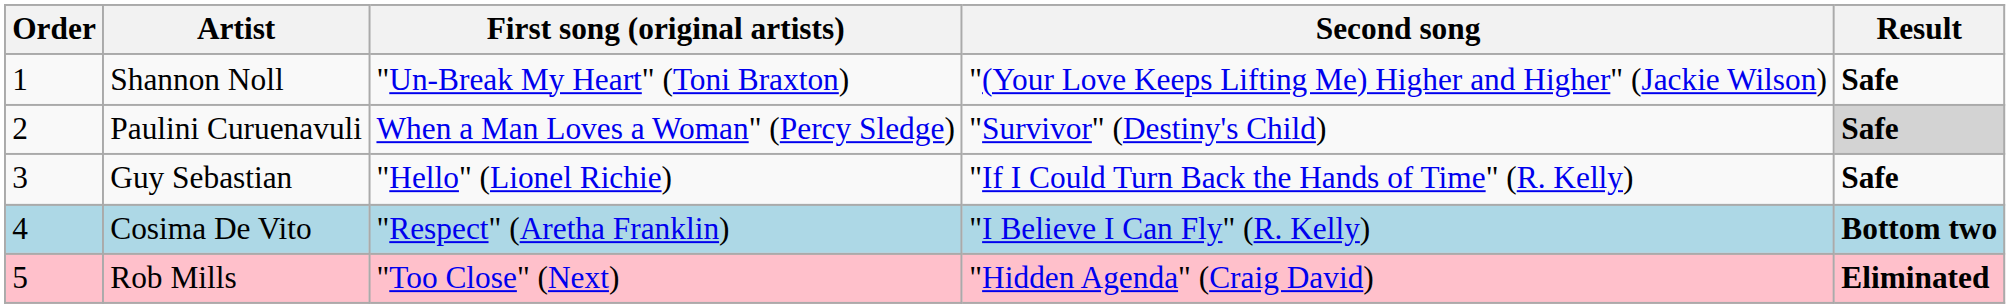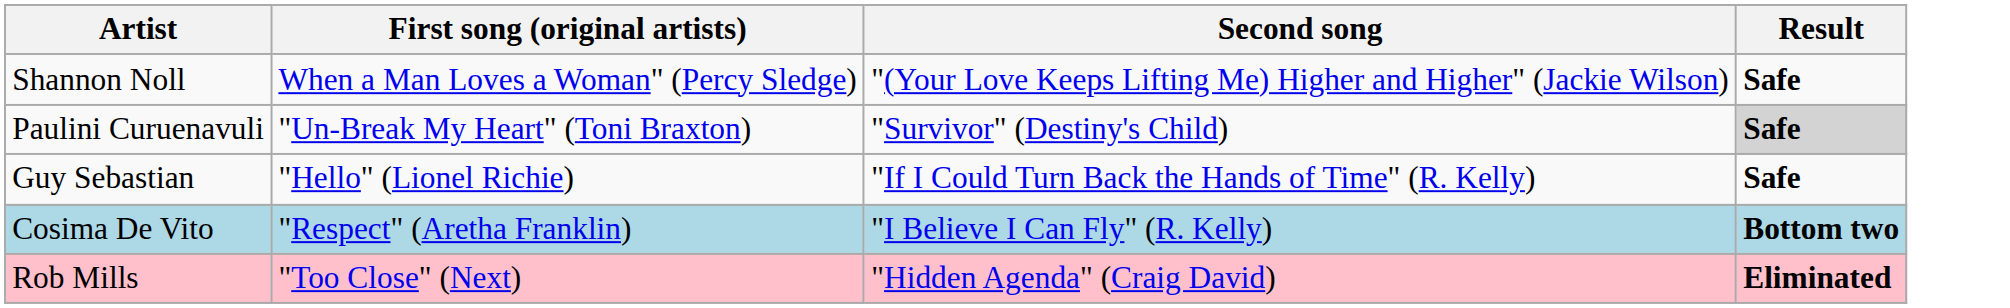- column: (54, 29)
(613, 79) "Un-Break My Heart" (Toni Braxton) -> (568, 79) When a Man Loves a Woman" (Percy Sledge)
(666, 128) When a Man Loves a Woman" (Percy Sledge) -> (515, 128) "Un-Break My Heart" (Toni Braxton)
